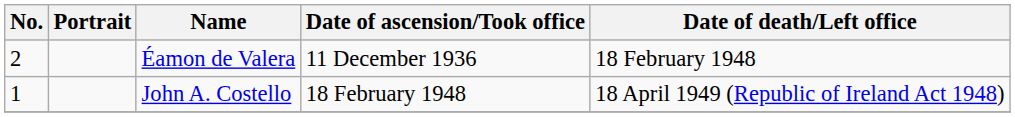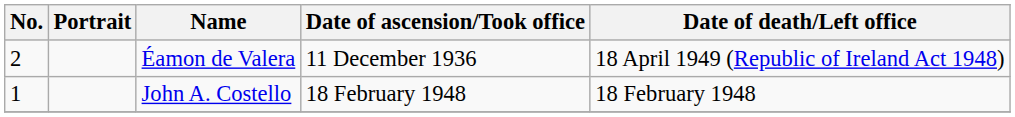(676, 58) 18 February 1948 -> (800, 58) 18 April 1949 (Republic of Ireland Act 1948)
(800, 93) 18 April 1949 (Republic of Ireland Act 1948) -> (676, 93) 18 February 1948
